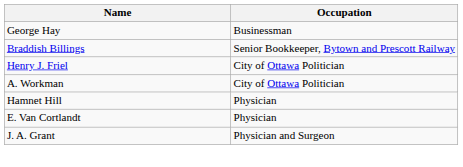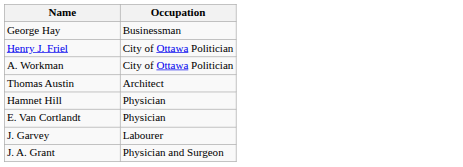- row: (46, 48)
+ row: (40, 83)
+ row: (28, 135)
